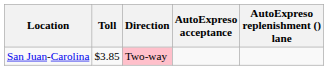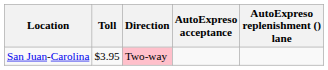(107, 56) $3.85 -> (107, 56) $3.95
